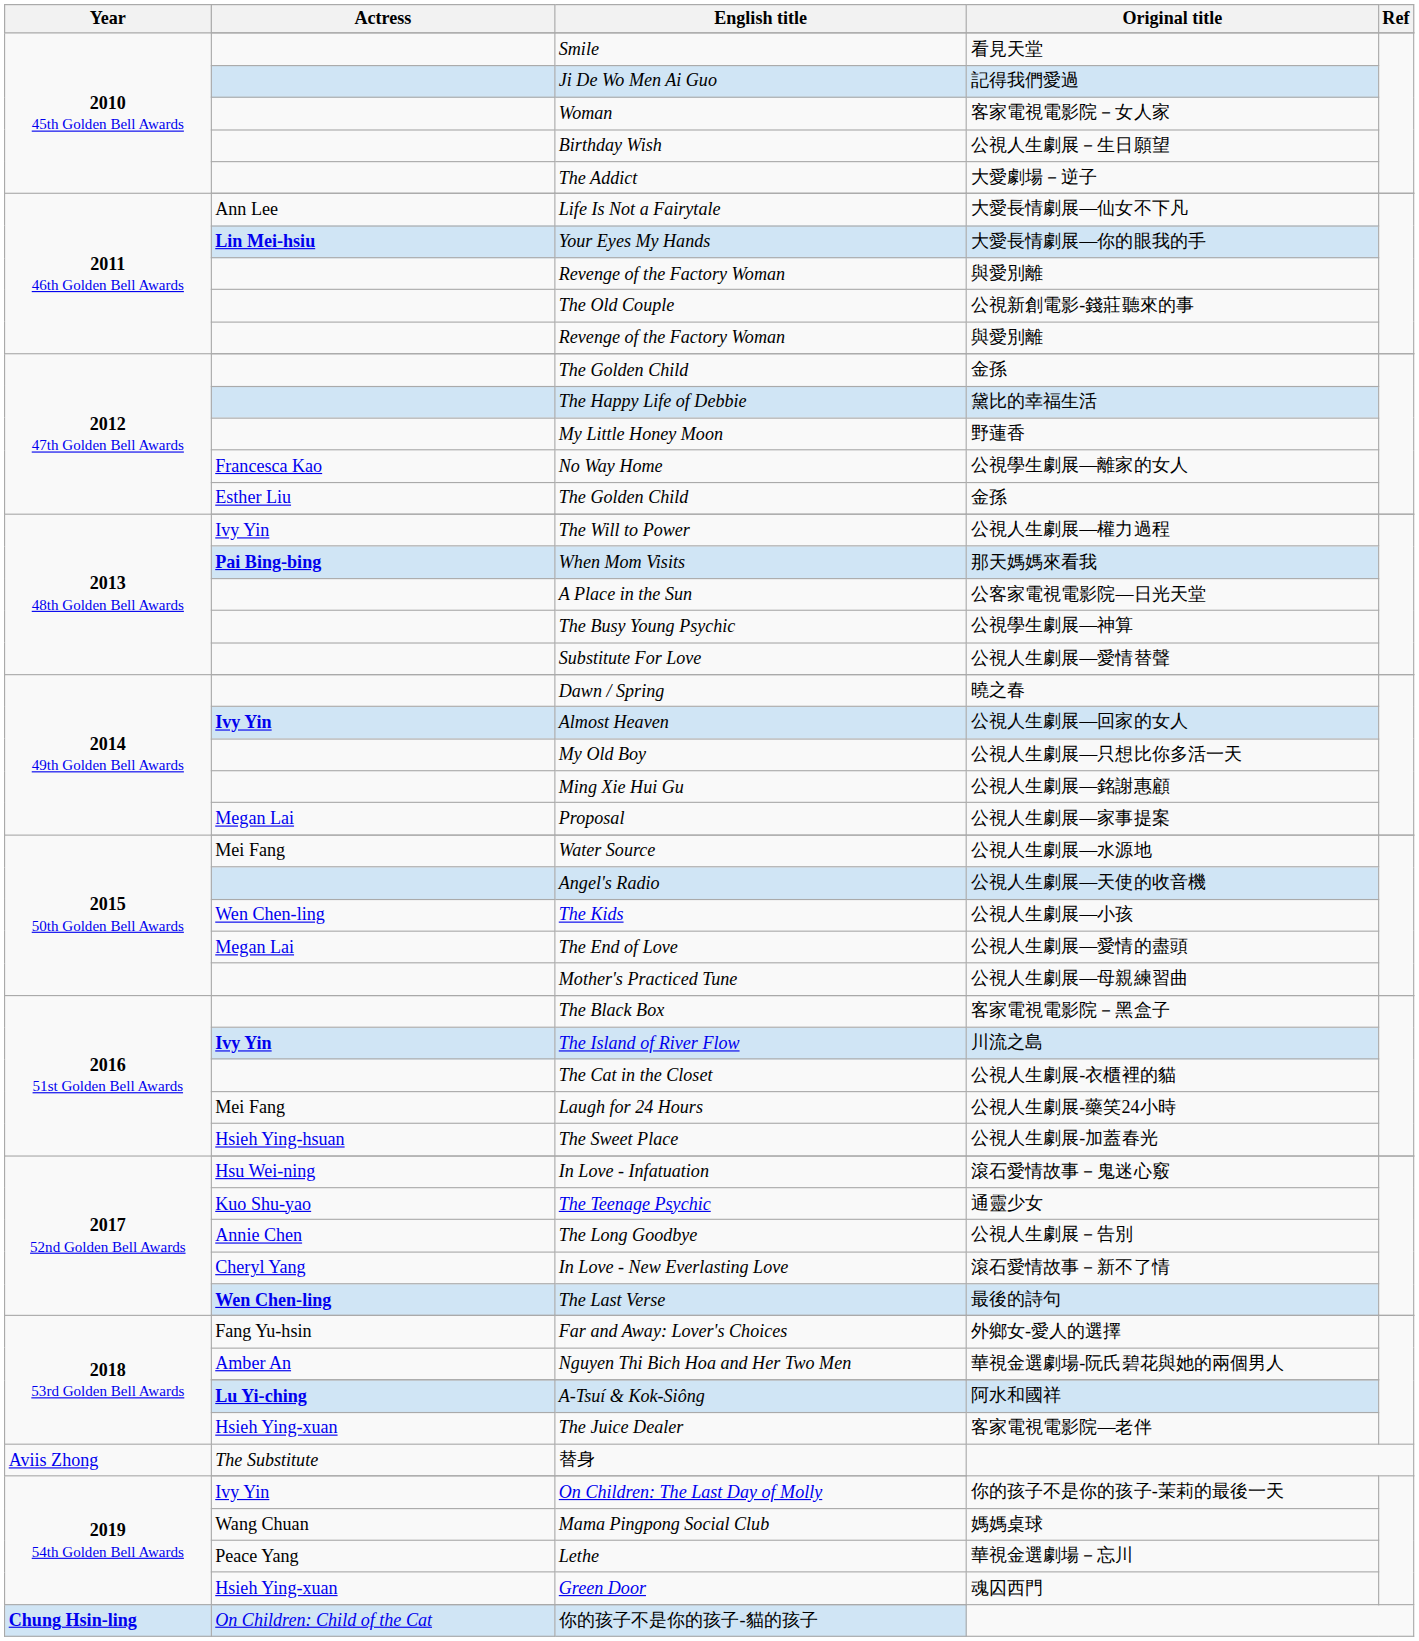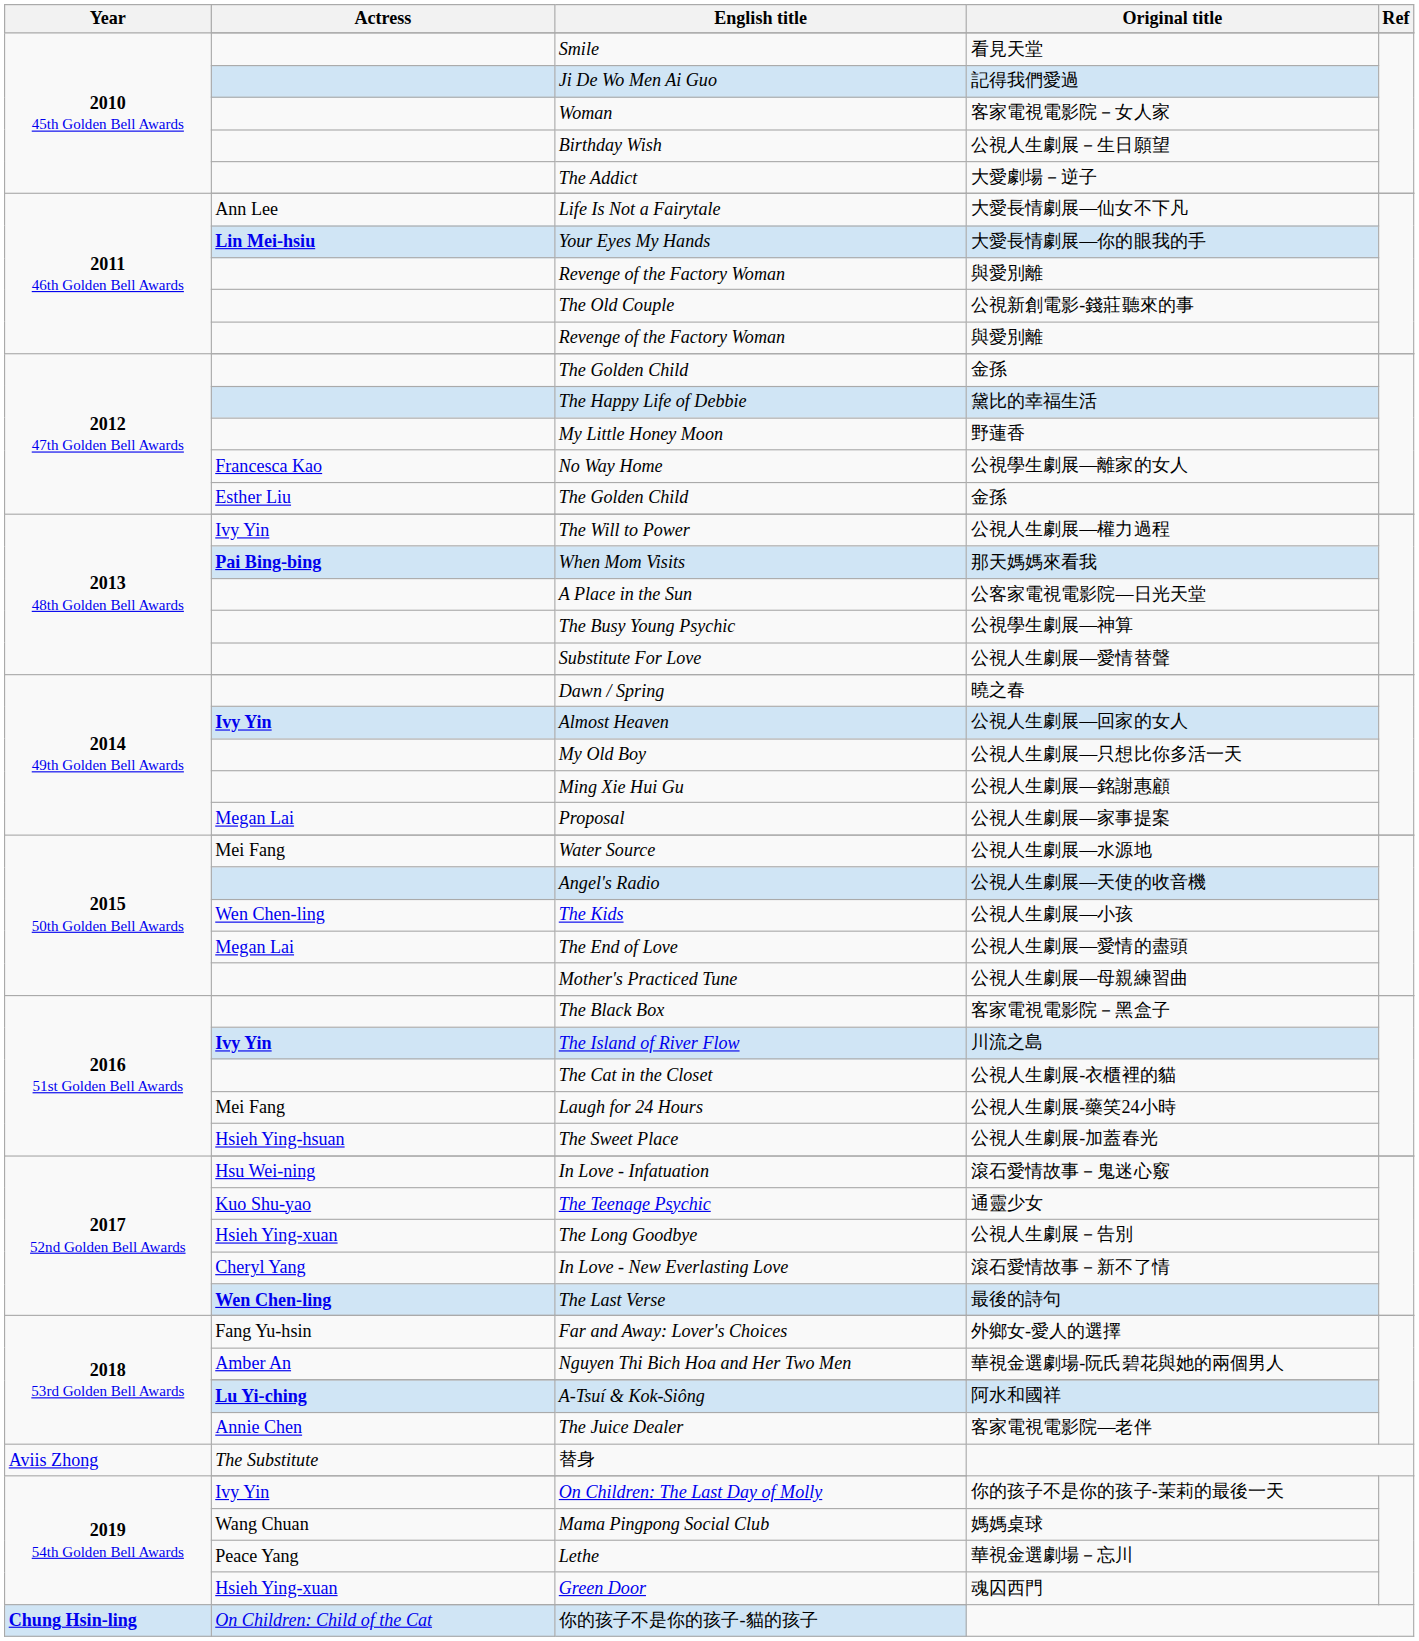(259, 1235) Annie Chen -> (276, 1235) Hsieh Ying-xuan
(276, 1427) Hsieh Ying-xuan -> (259, 1427) Annie Chen
